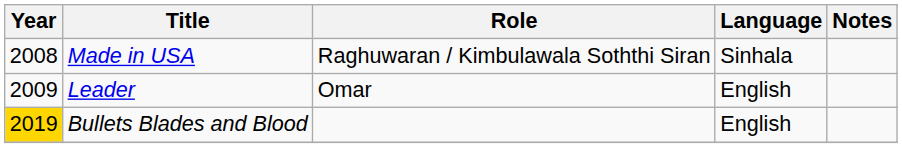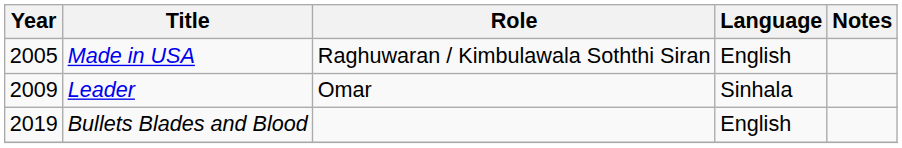(34, 55) 2008 -> (34, 55) 2005
(756, 55) Sinhala -> (756, 55) English
(756, 90) English -> (756, 90) Sinhala
(34, 124) gold background -> (34, 124) no background
